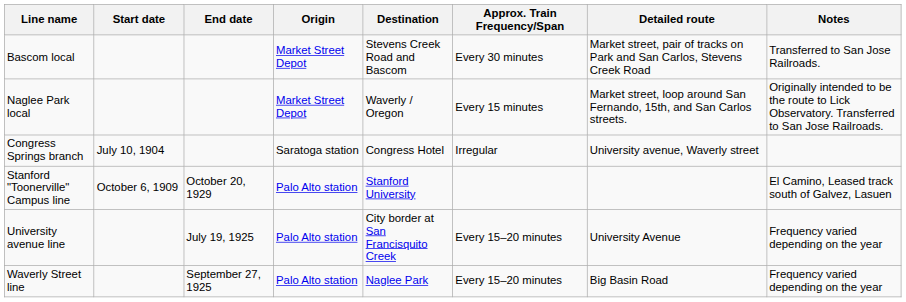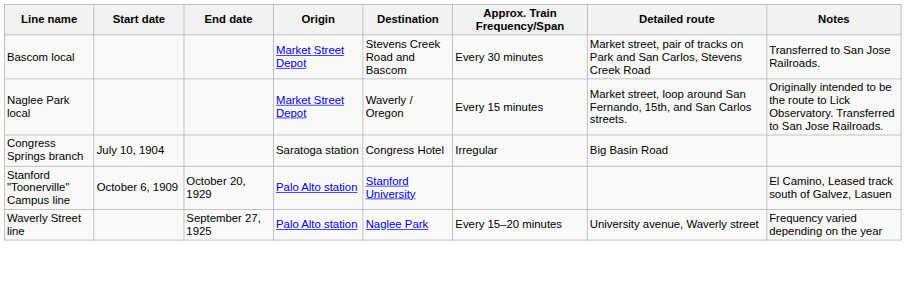(674, 150) University avenue, Waverly street -> (629, 150) Big Basin Road
- row: (36, 237)
(629, 281) Big Basin Road -> (674, 224) University avenue, Waverly street
